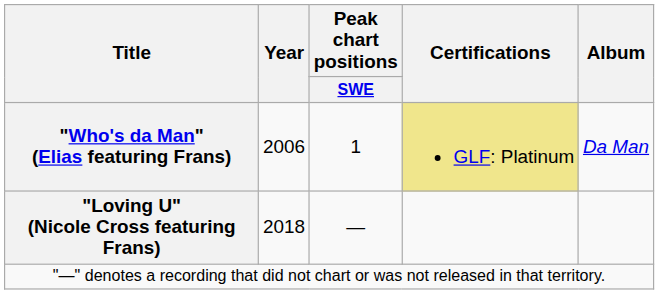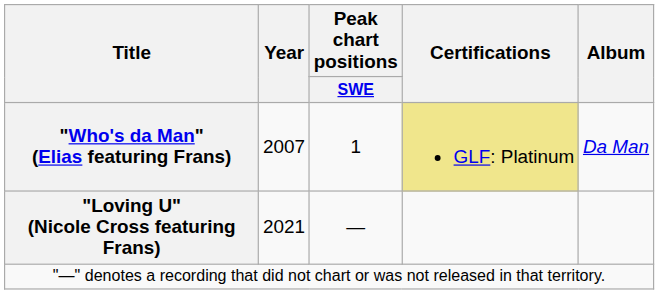(284, 146) 2006 -> (284, 146) 2007
(284, 227) 2018 -> (284, 227) 2021
